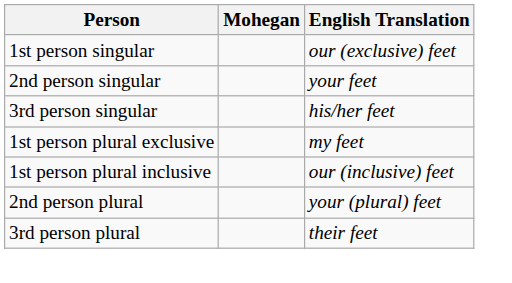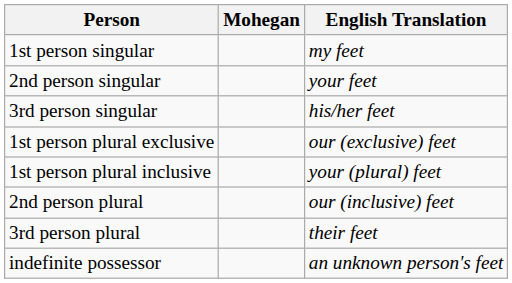(382, 50) our (exclusive) feet -> (336, 50) my feet
(336, 141) my feet -> (382, 141) our (exclusive) feet
(381, 171) our (inclusive) feet -> (375, 171) your (plural) feet
(375, 202) your (plural) feet -> (381, 202) our (inclusive) feet
+ row: (85, 263)
